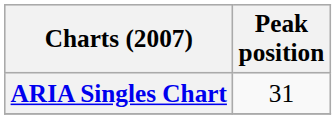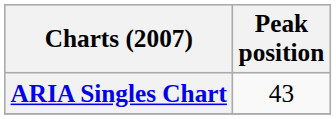(281, 93) 31 -> (281, 93) 43
